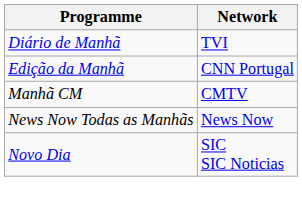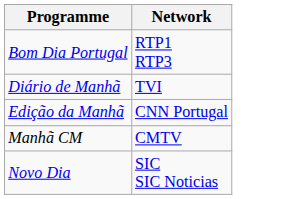+ row: (68, 52)
- row: (101, 119)
